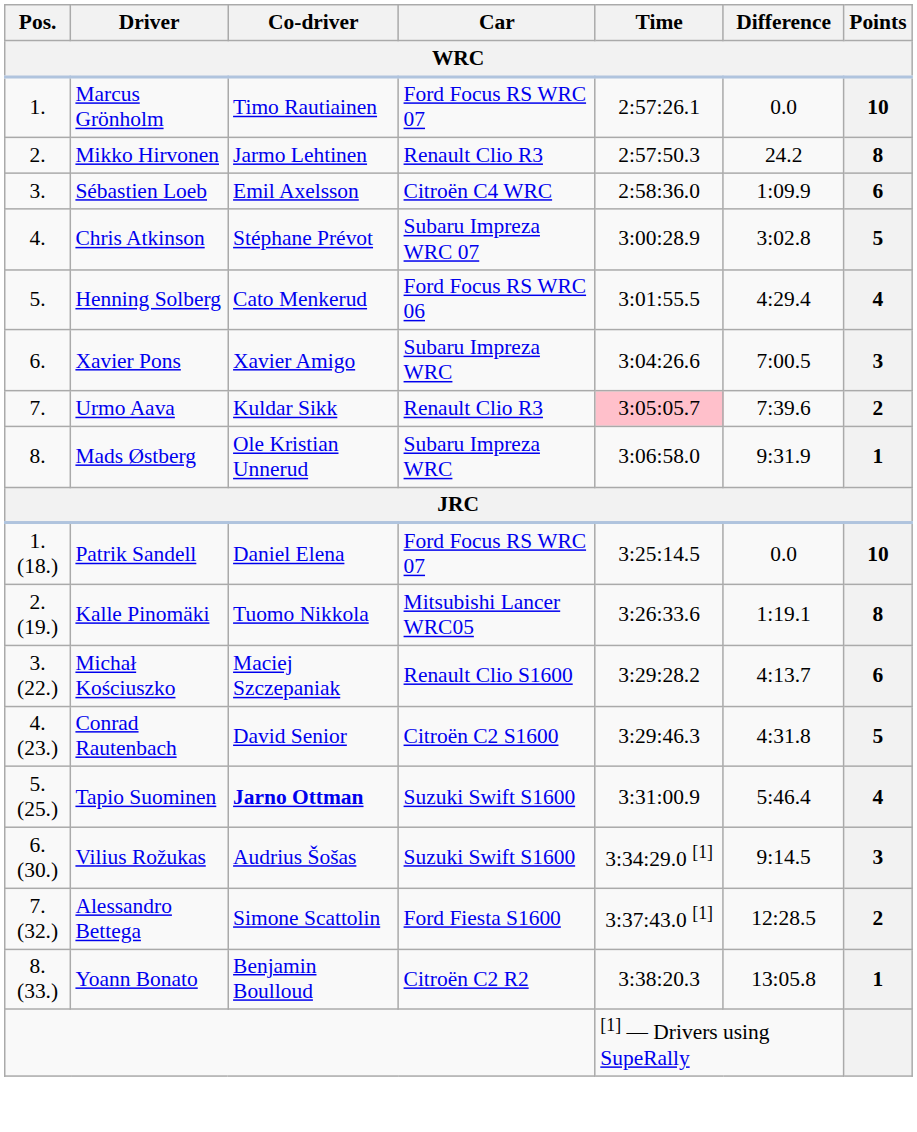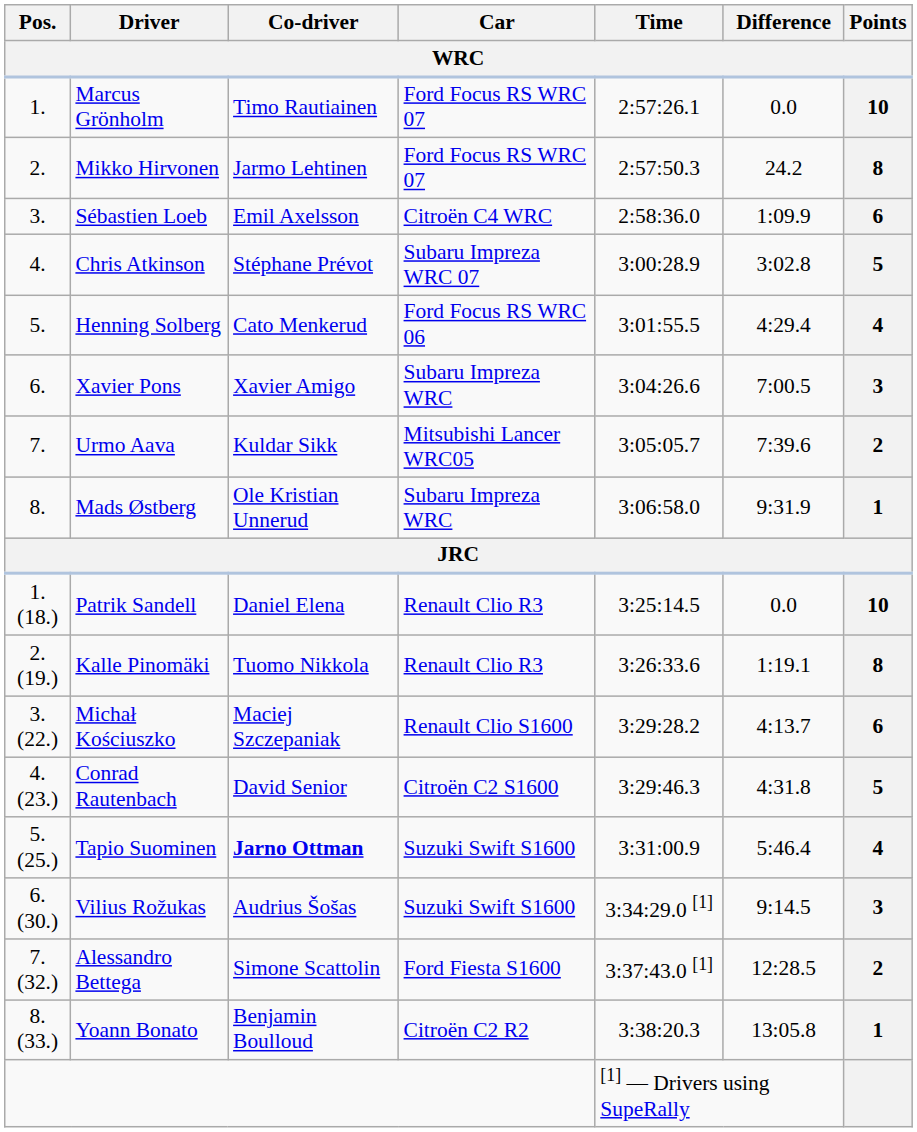(473, 155) Renault Clio R3 -> (495, 168) Ford Focus RS WRC 07
(473, 408) Renault Clio R3 -> (482, 446) Mitsubishi Lancer WRC05
(659, 408) pink background -> (659, 446) no background
(495, 554) Ford Focus RS WRC 07 -> (473, 604) Renault Clio R3
(482, 614) Mitsubishi Lancer WRC05 -> (473, 665) Renault Clio R3
